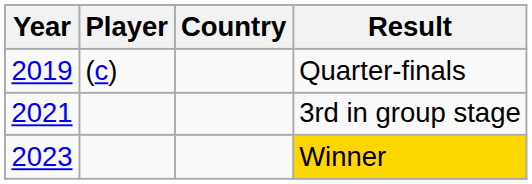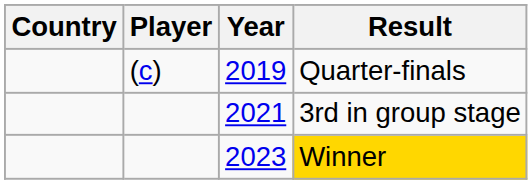columns swapped: (42, 27) <-> (234, 27)
